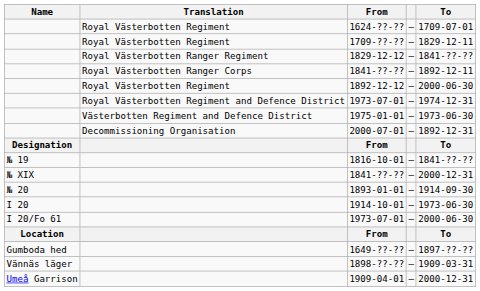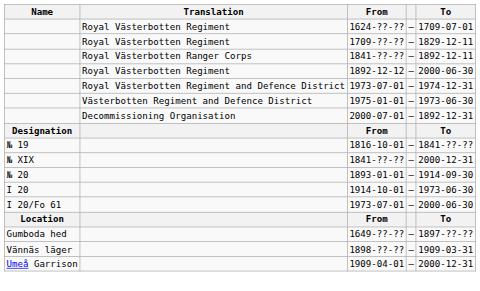- row: (42, 56)
